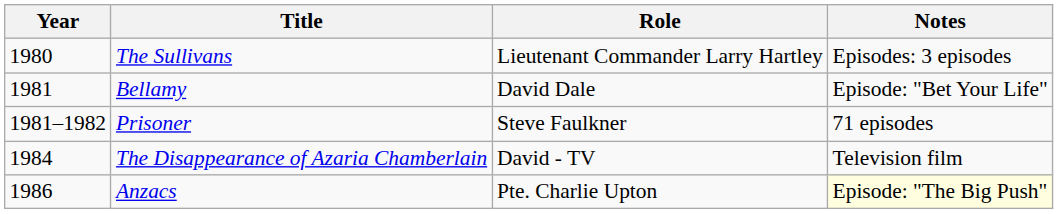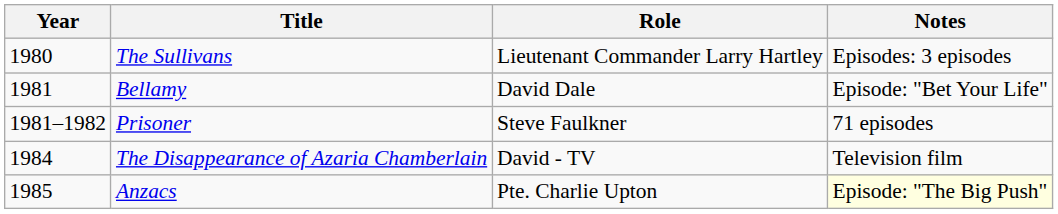(31, 191) 1986 -> (31, 191) 1985
